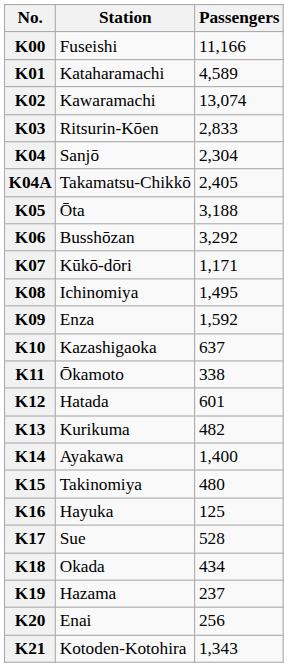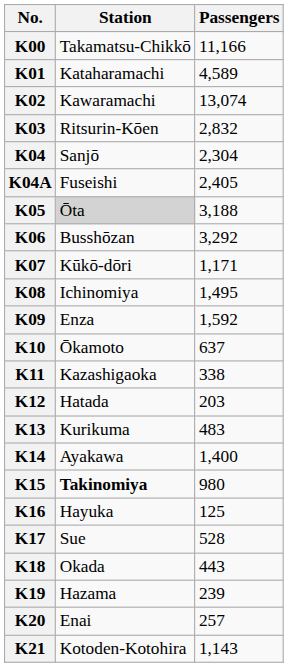(88, 45) Fuseishi -> (125, 45) Takamatsu-Chikkō
(218, 127) 2,833 -> (218, 127) 2,832
(125, 182) Takamatsu-Chikkō -> (88, 182) Fuseishi
(72, 210) no background -> (72, 210) lightgrey background
(108, 347) Kazashigaoka -> (92, 347) Ōkamoto
(92, 374) Ōkamoto -> (108, 374) Kazashigaoka
(212, 401) 601 -> (212, 401) 203
(212, 429) 482 -> (212, 429) 483
(101, 484) normal -> (104, 484) bold
(212, 484) 480 -> (212, 484) 980
(212, 566) 434 -> (212, 566) 443
(212, 593) 237 -> (212, 593) 239
(212, 621) 256 -> (212, 621) 257
(218, 648) 1,343 -> (218, 648) 1,143
